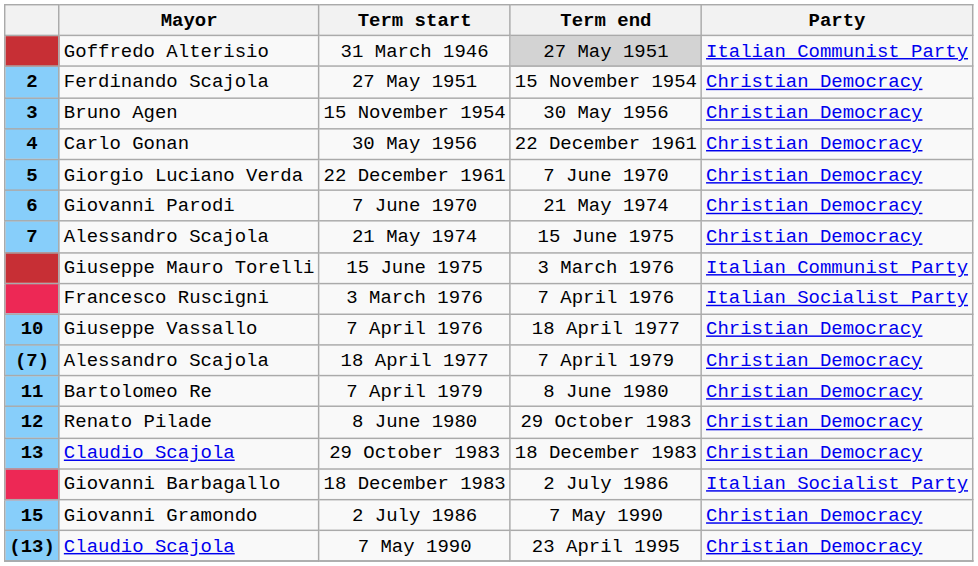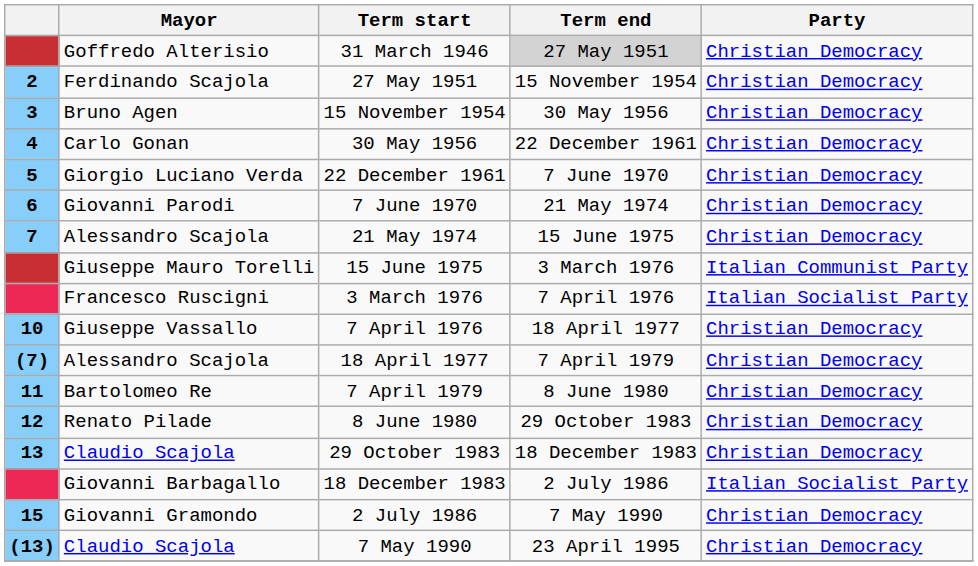(837, 51) Italian Communist Party -> (814, 51) Christian Democracy
